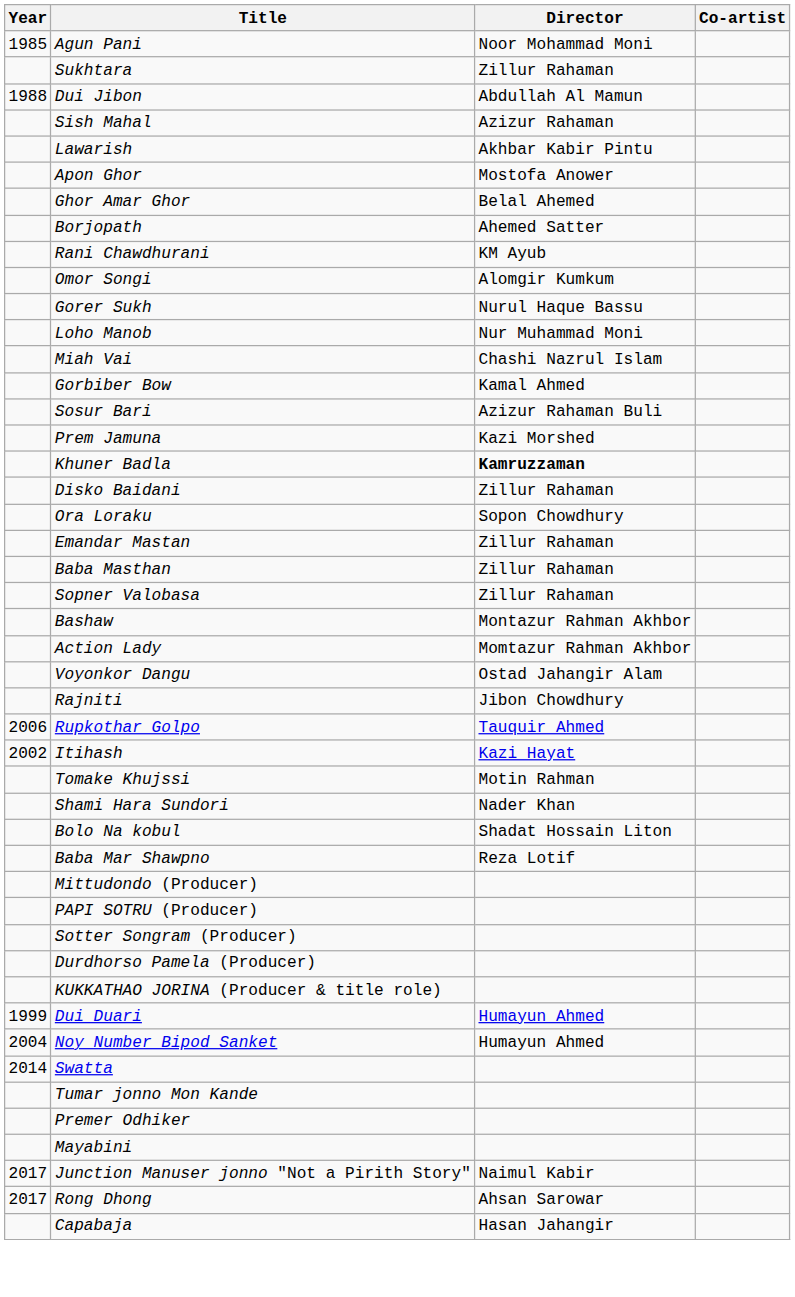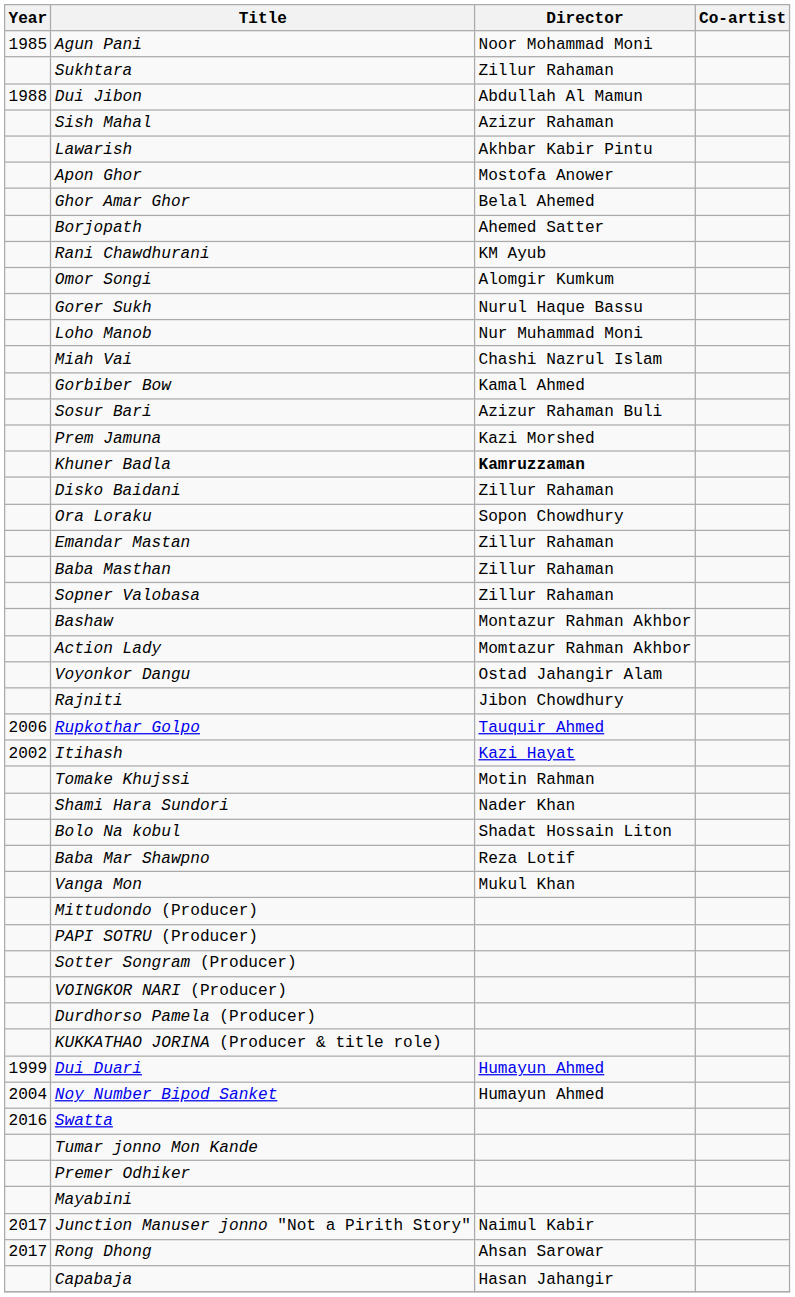+ row: (98, 885)
+ row: (171, 990)
(28, 1069) 2014 -> (28, 1121) 2016
